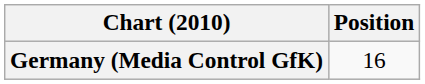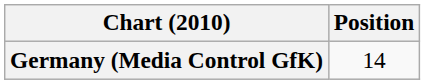(374, 60) 16 -> (374, 60) 14
